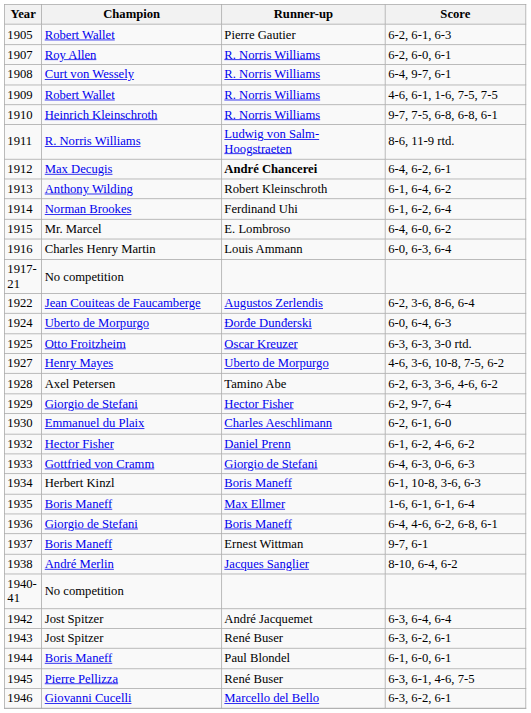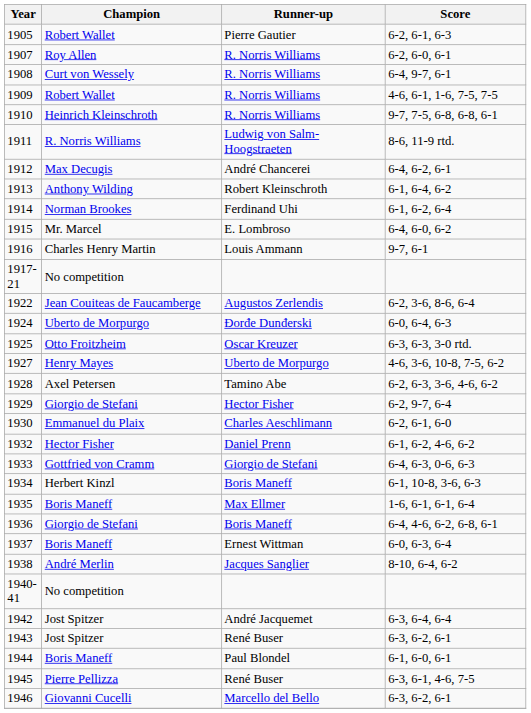(271, 169) bold -> (267, 169) normal
(420, 249) 6-0, 6-3, 6-4 -> (408, 249) 9-7, 6-1
(408, 544) 9-7, 6-1 -> (420, 544) 6-0, 6-3, 6-4
